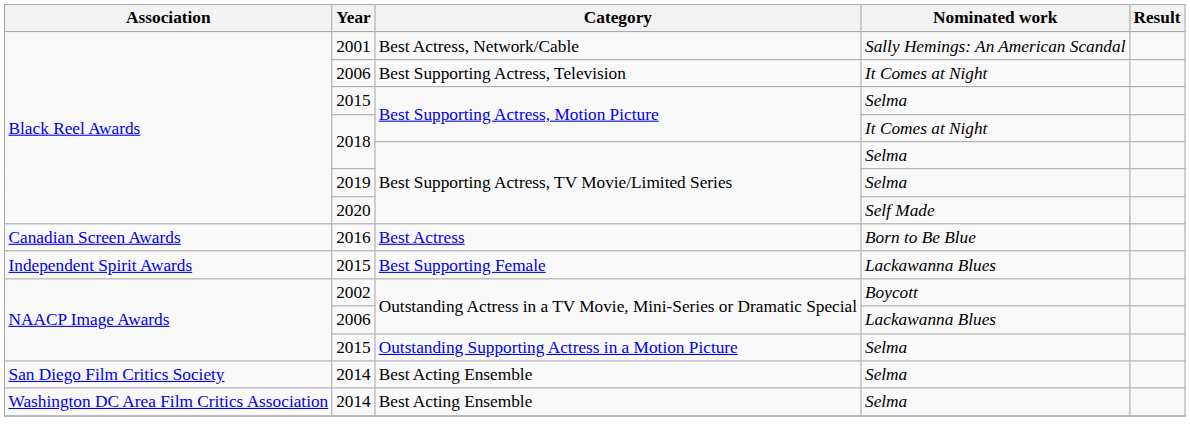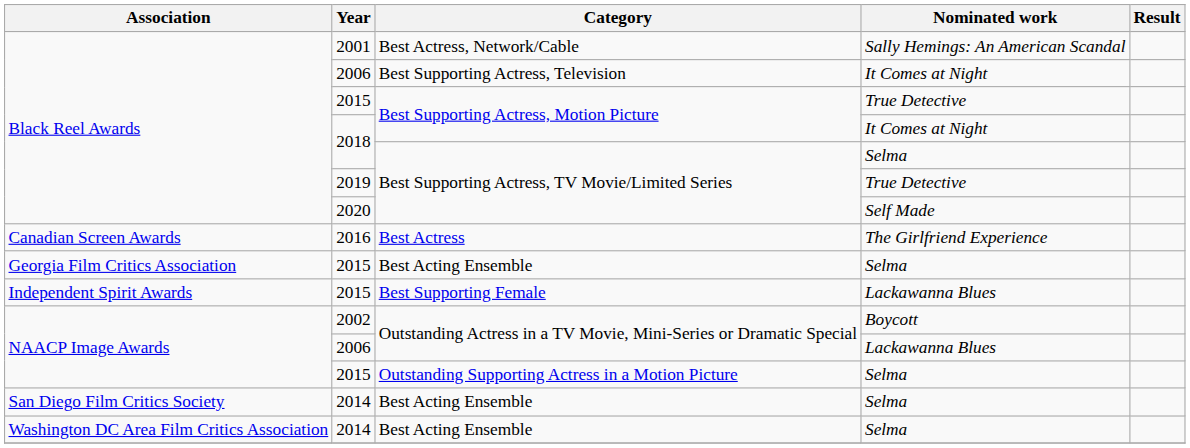(886, 100) Selma -> (916, 100) True Detective
(886, 182) Selma -> (916, 182) True Detective
(920, 237) Born to Be Blue -> (956, 237) The Girlfriend Experience
+ row: (353, 264)
